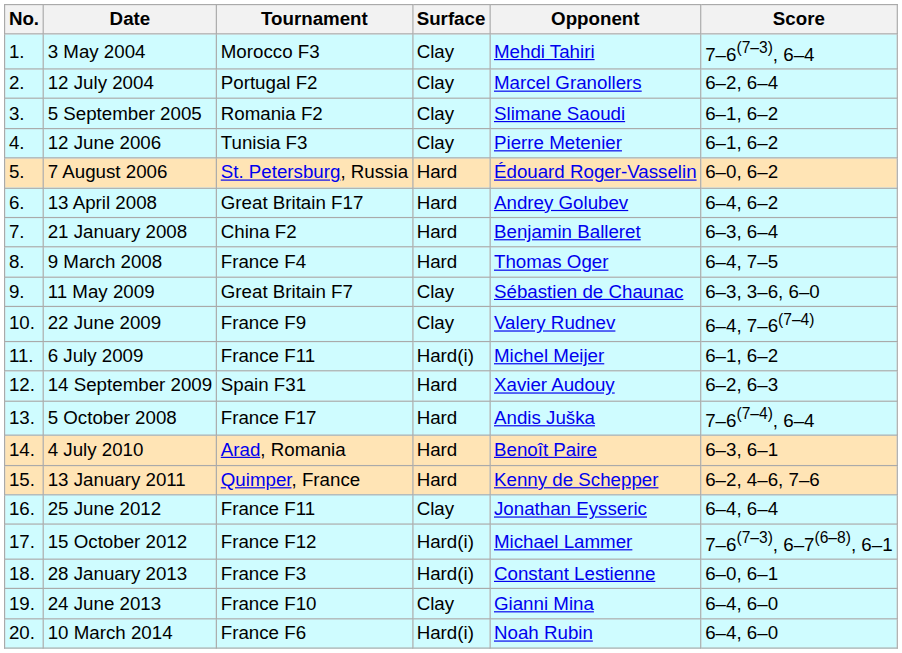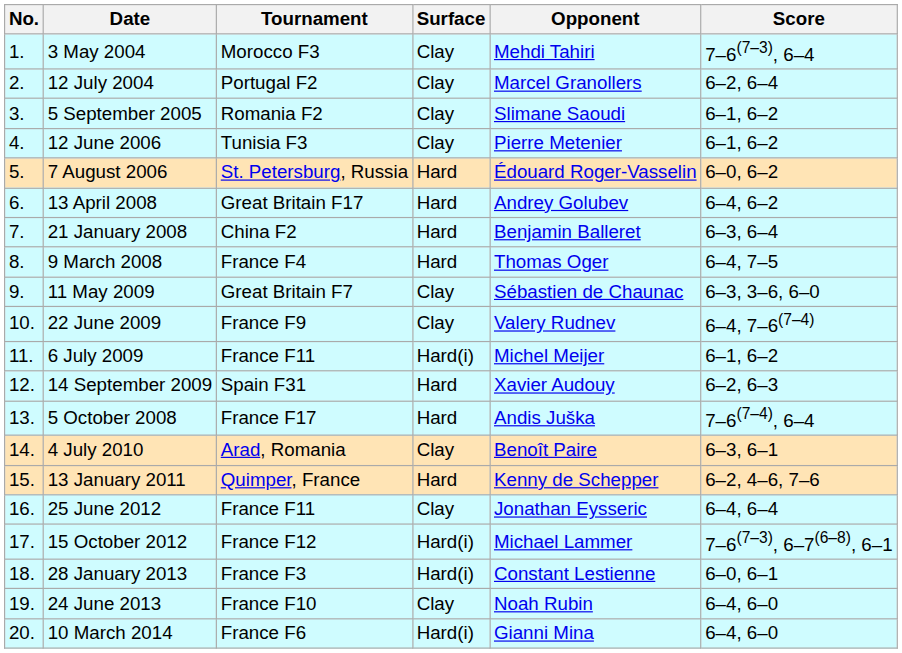(437, 450) Hard -> (435, 450) Clay
(544, 603) Gianni Mina -> (543, 603) Noah Rubin
(543, 633) Noah Rubin -> (544, 633) Gianni Mina
